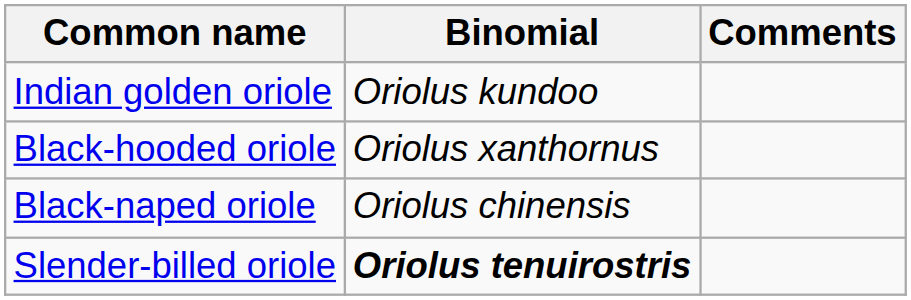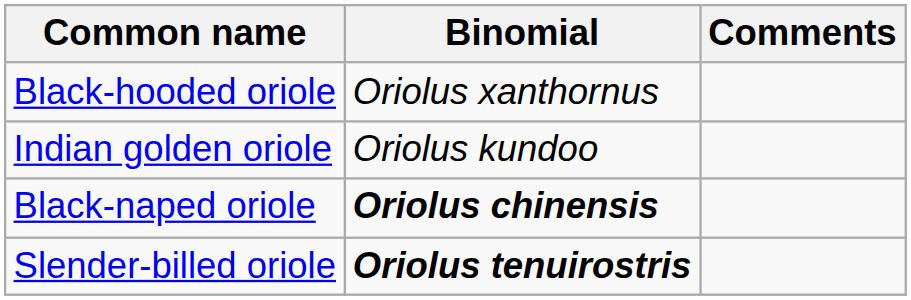rows swapped: (175, 149) <-> (173, 91)
(492, 206) normal -> (506, 206) bold
